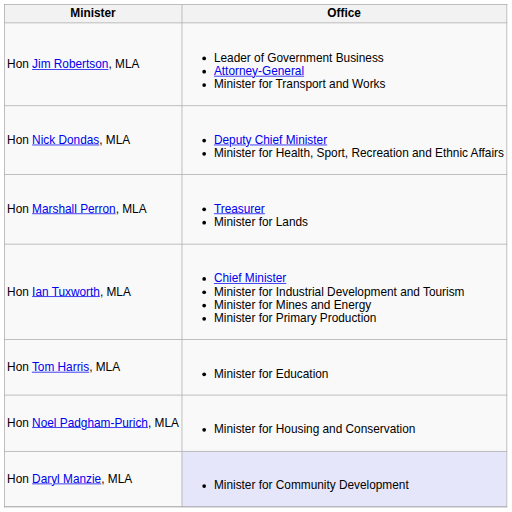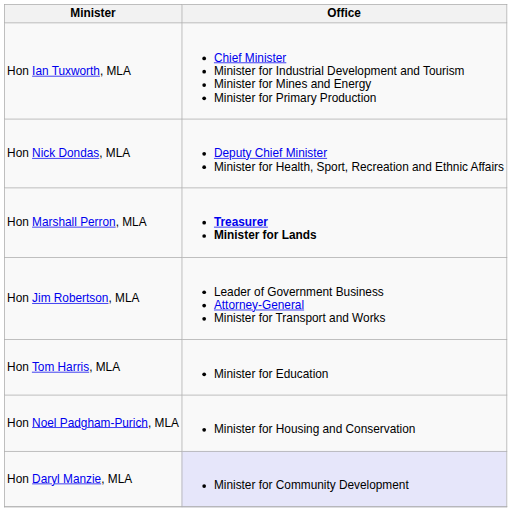rows swapped: (69, 291) <-> (73, 64)
(344, 216) normal -> (344, 229) bold
